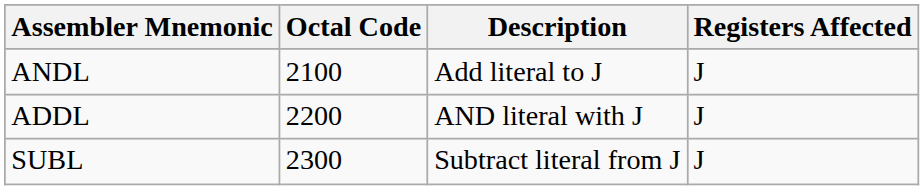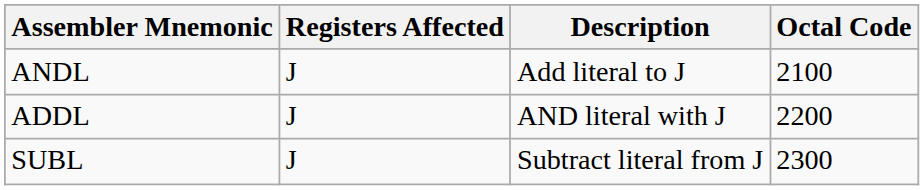columns swapped: (353, 26) <-> (803, 26)
